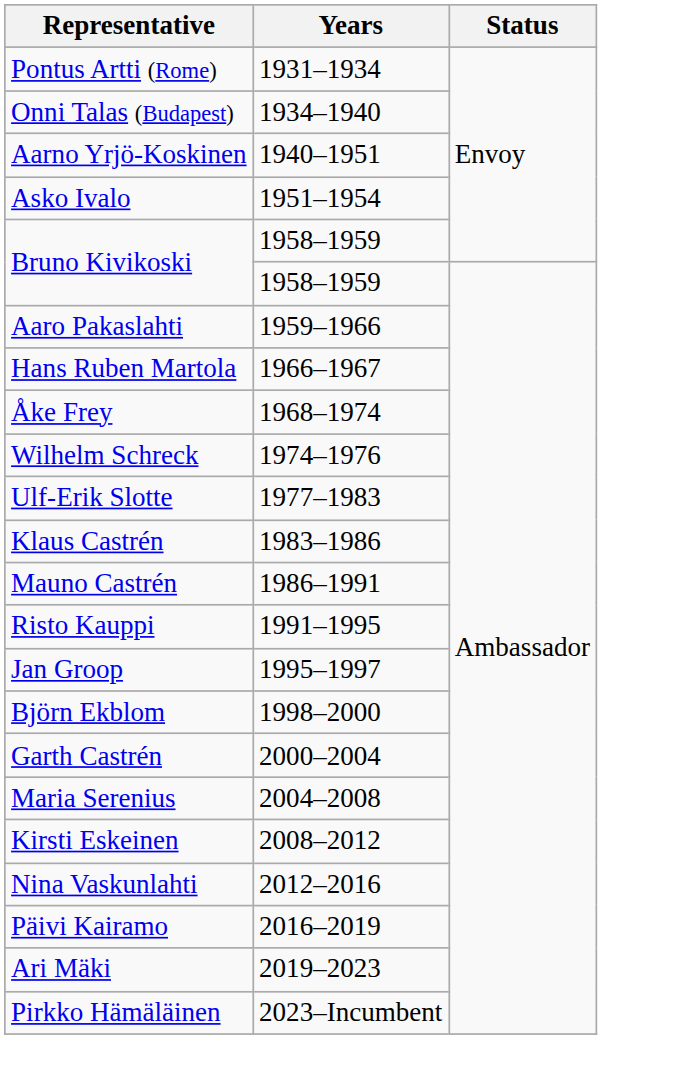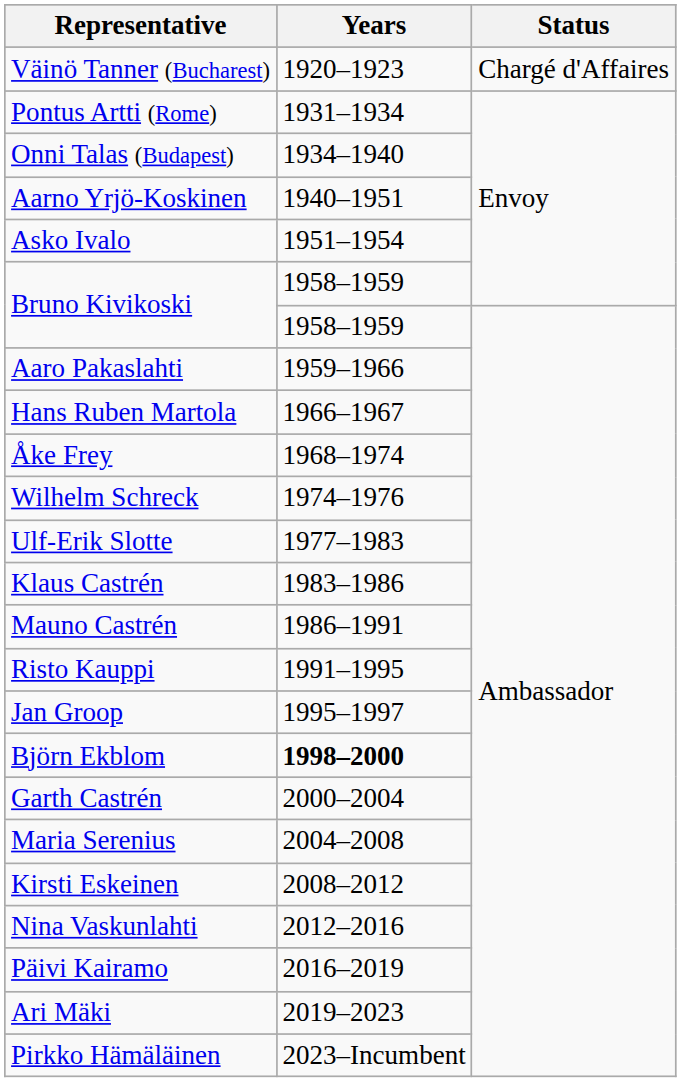+ row: (141, 68)
(320, 712) normal -> (343, 754) bold
